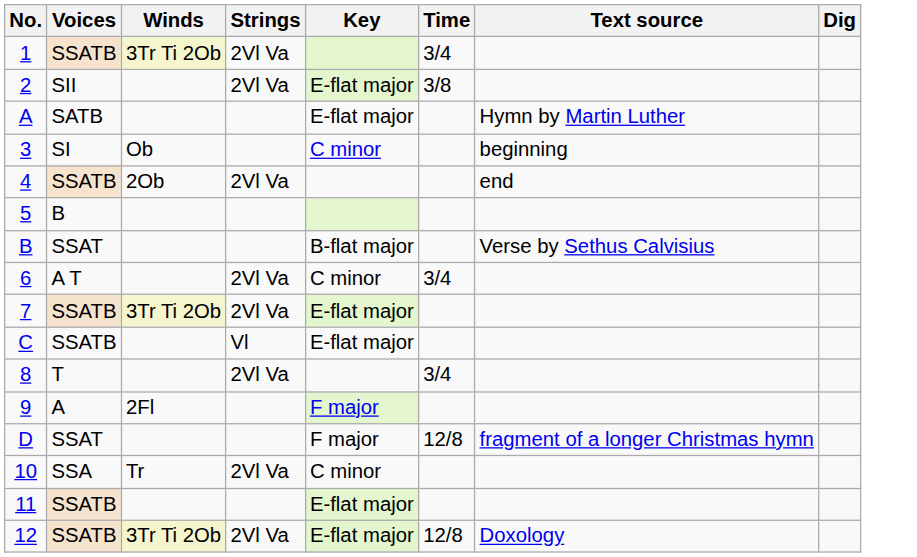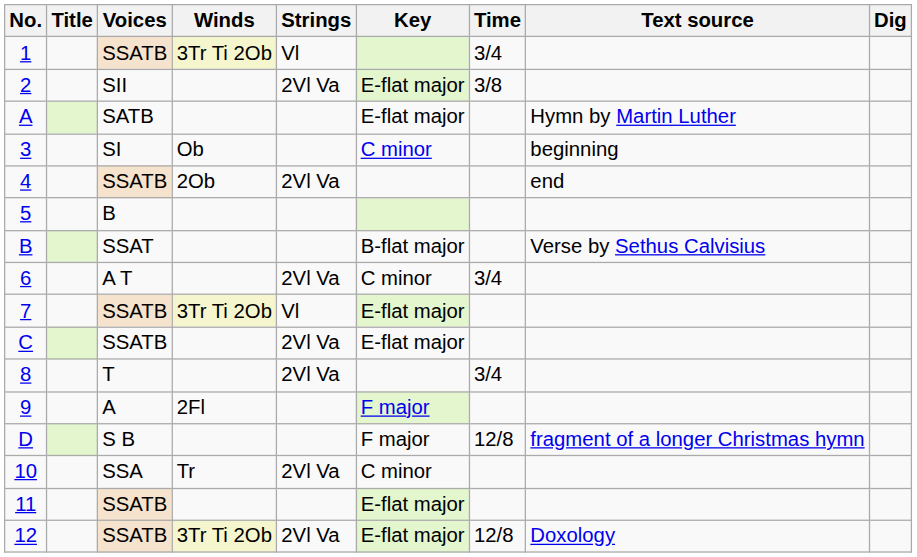+ column: (72, 20)
(260, 52) 2Vl Va -> (290, 52) Vl
(260, 310) 2Vl Va -> (290, 310) Vl
(240, 342) Vl -> (310, 342) 2Vl Va
(77, 439) SSAT -> (119, 439) S B
